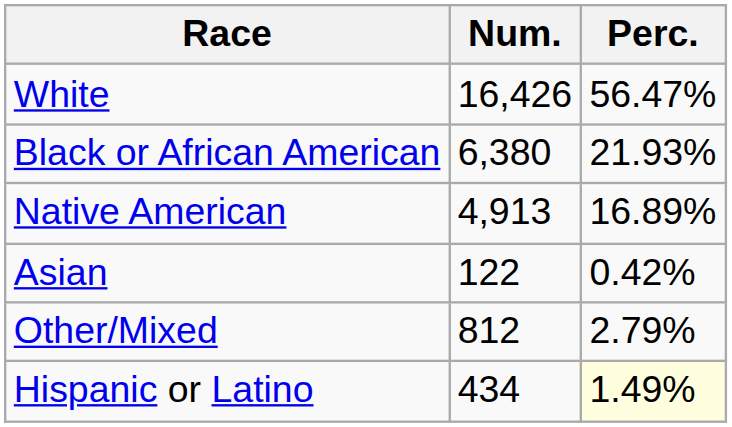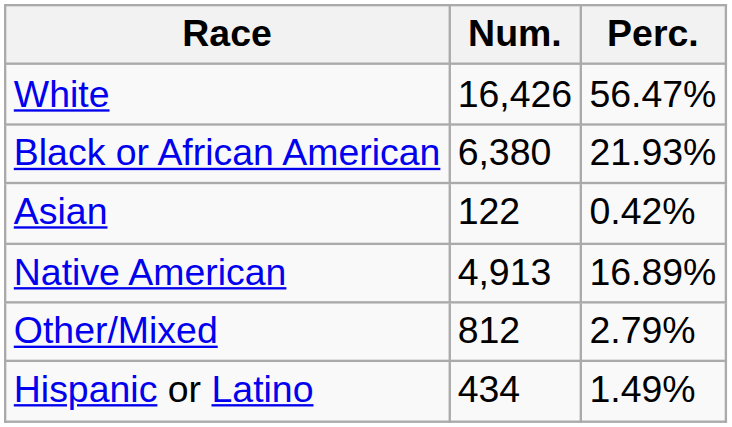rows swapped: (150, 212) <-> (61, 271)
(642, 390) lightyellow background -> (642, 390) no background
